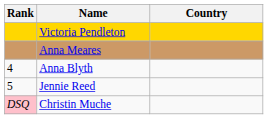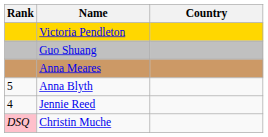+ row: (68, 50)
(10, 68) 4 -> (10, 86) 5
(10, 86) 5 -> (10, 104) 4
